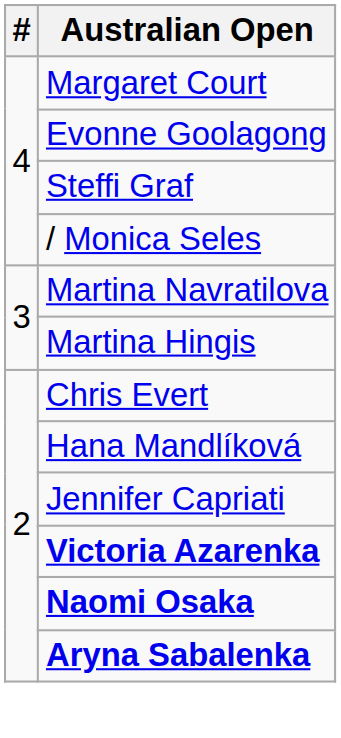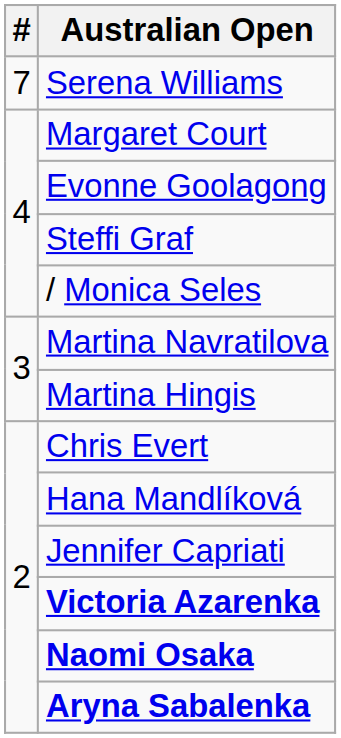+ row: (164, 82)
